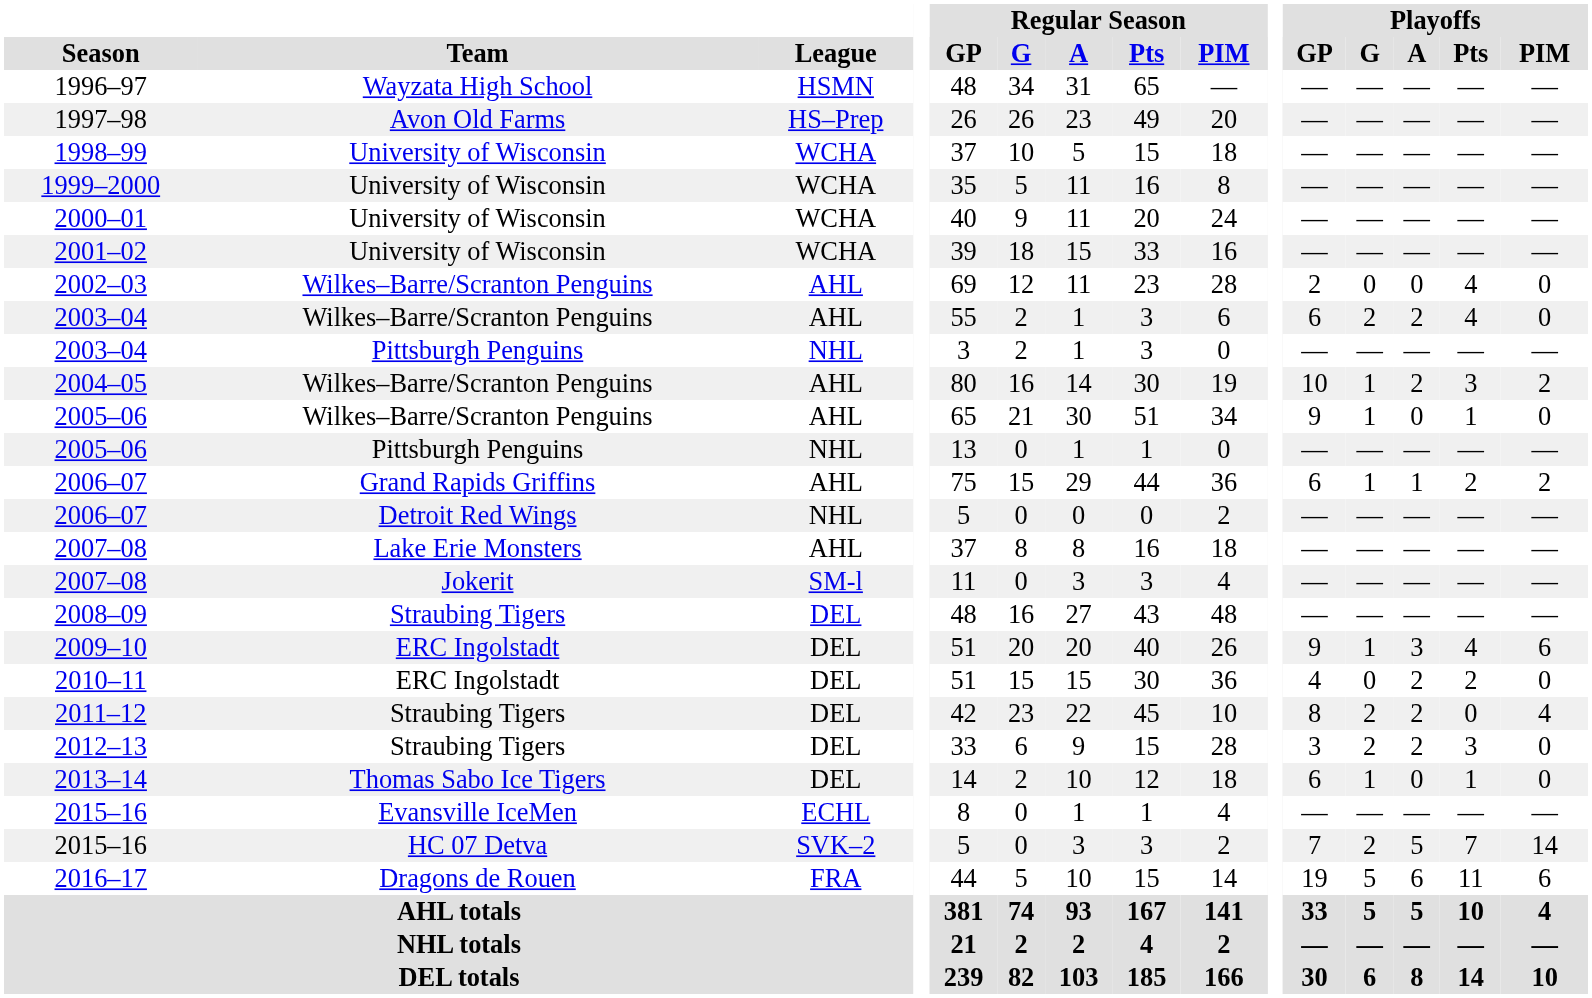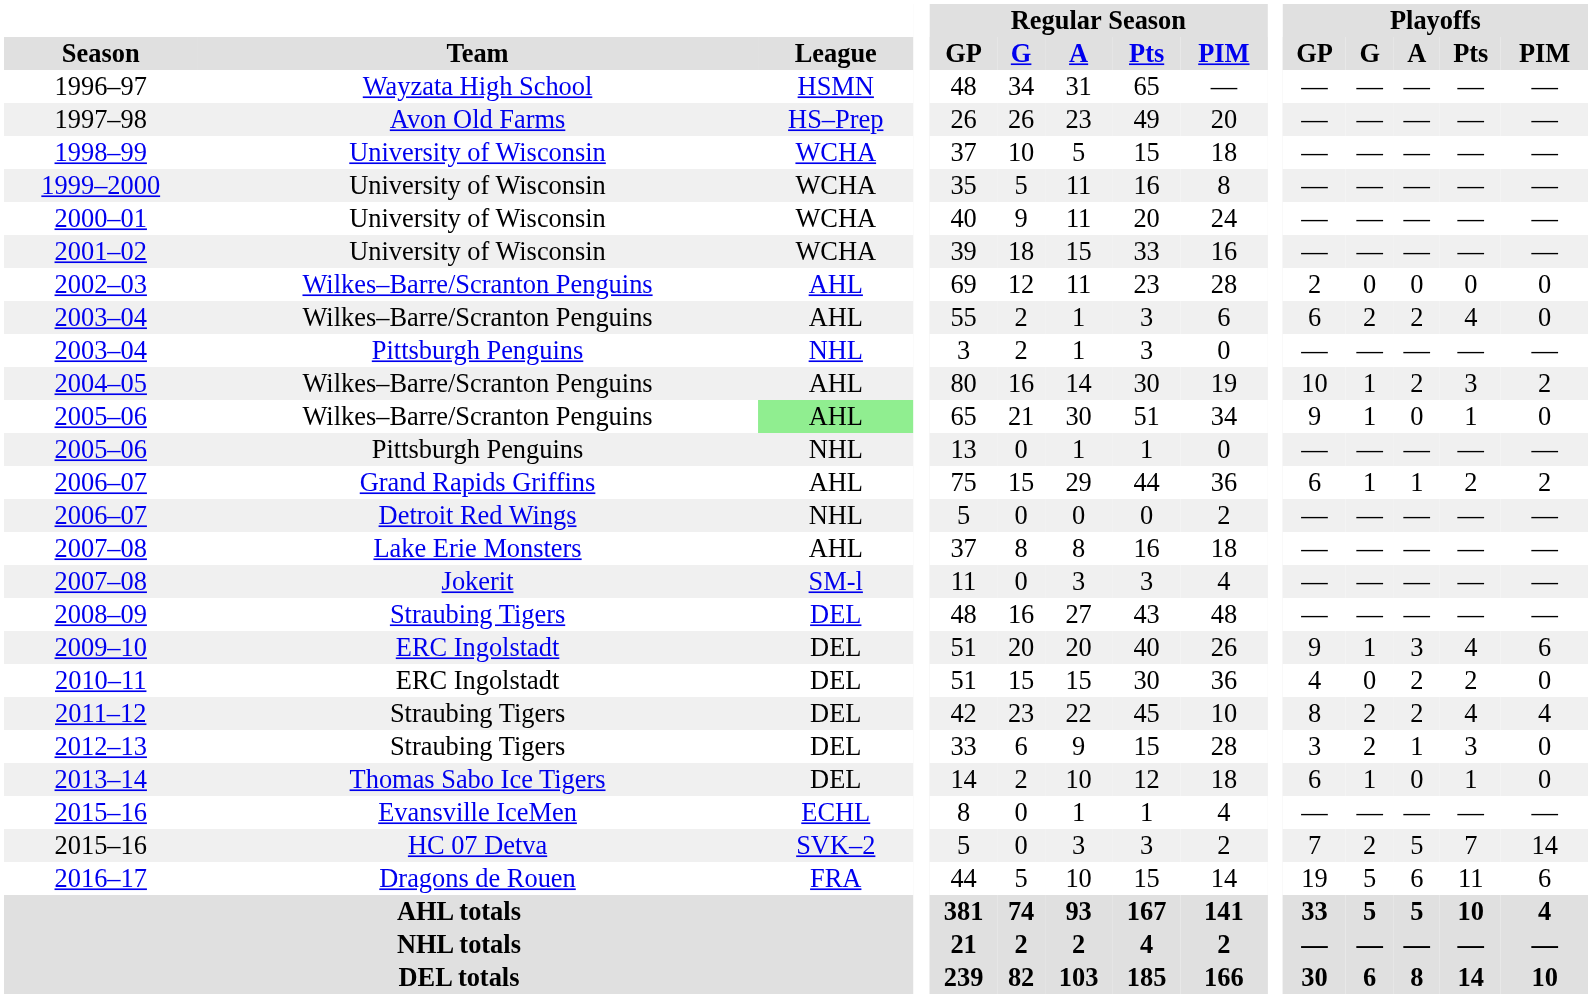(1471, 284) 4 -> (1471, 284) 0
(836, 416) no background -> (836, 416) lightgreen background
(1471, 713) 0 -> (1471, 713) 4
(1417, 746) 2 -> (1417, 746) 1
